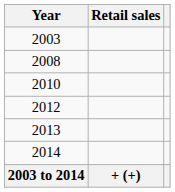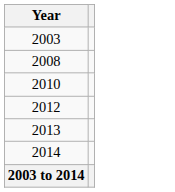- column: (126, 15)
